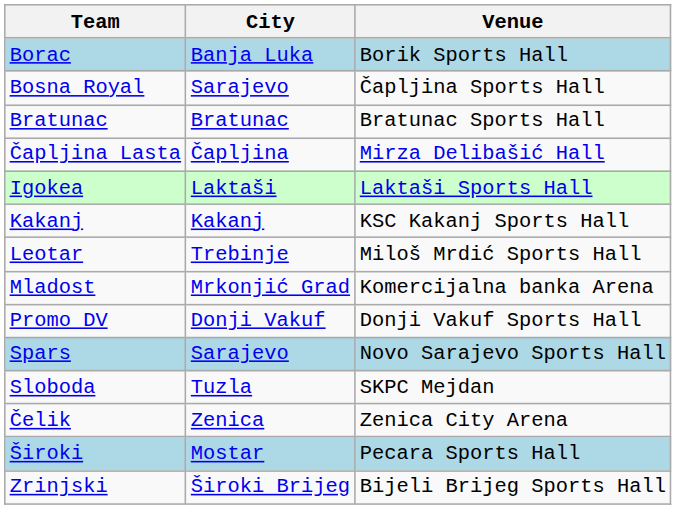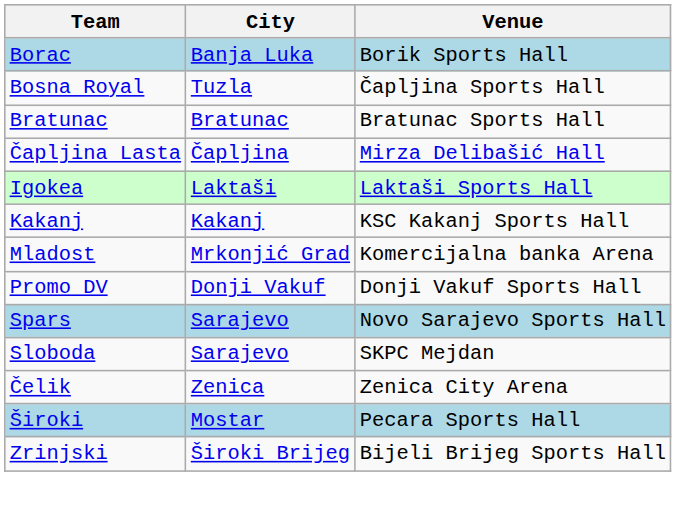(240, 88) Sarajevo -> (221, 88) Tuzla
- row: (46, 254)
(221, 387) Tuzla -> (240, 354) Sarajevo
